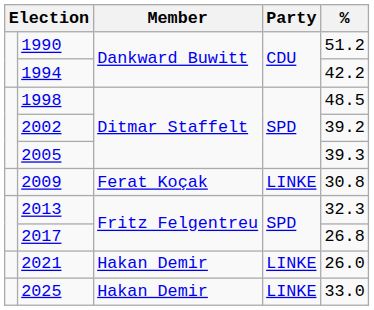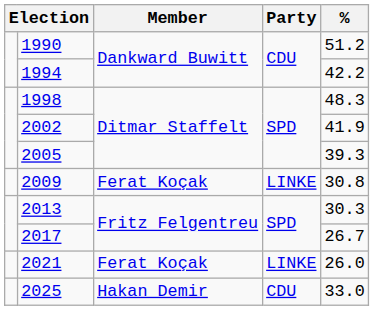(345, 100) 48.5 -> (345, 100) 48.3
(345, 128) 39.2 -> (345, 128) 41.9
(345, 210) 32.3 -> (345, 210) 30.3
(345, 237) 26.8 -> (345, 237) 26.7
(153, 264) Hakan Demir -> (153, 264) Ferat Koçak
(291, 292) LINKE -> (281, 292) CDU
